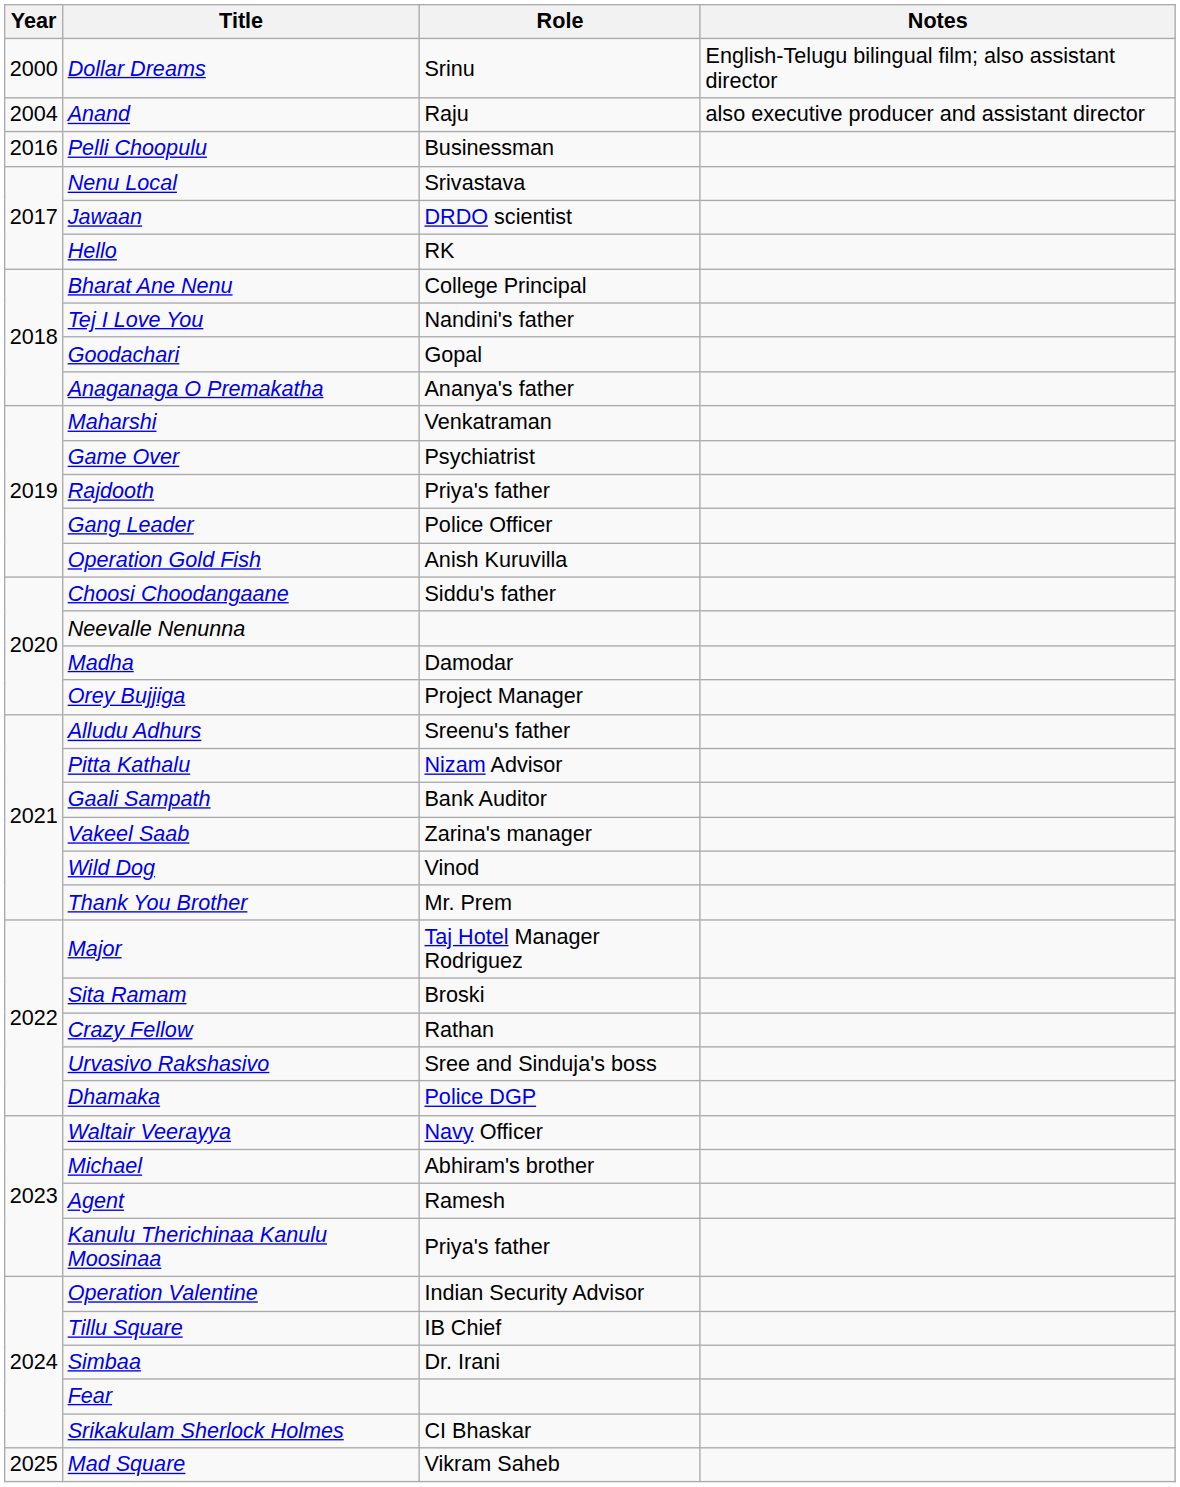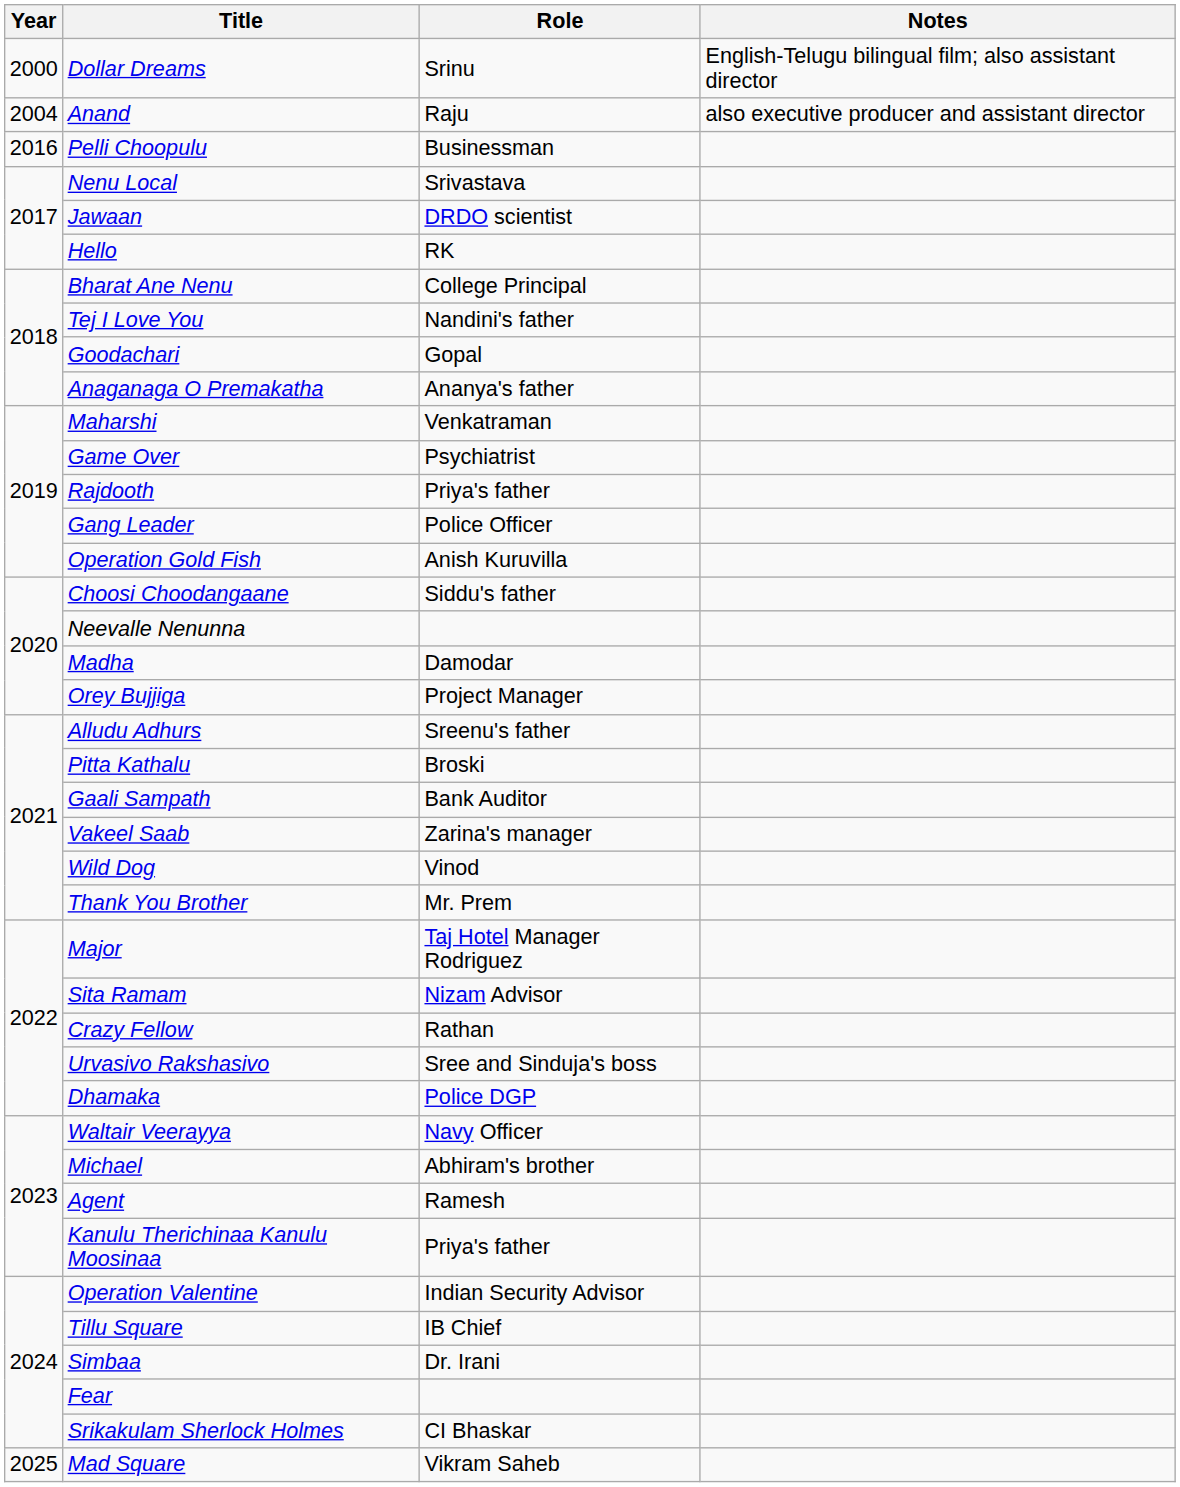(493, 765) Nizam Advisor -> (454, 765) Broski
(454, 995) Broski -> (493, 995) Nizam Advisor
